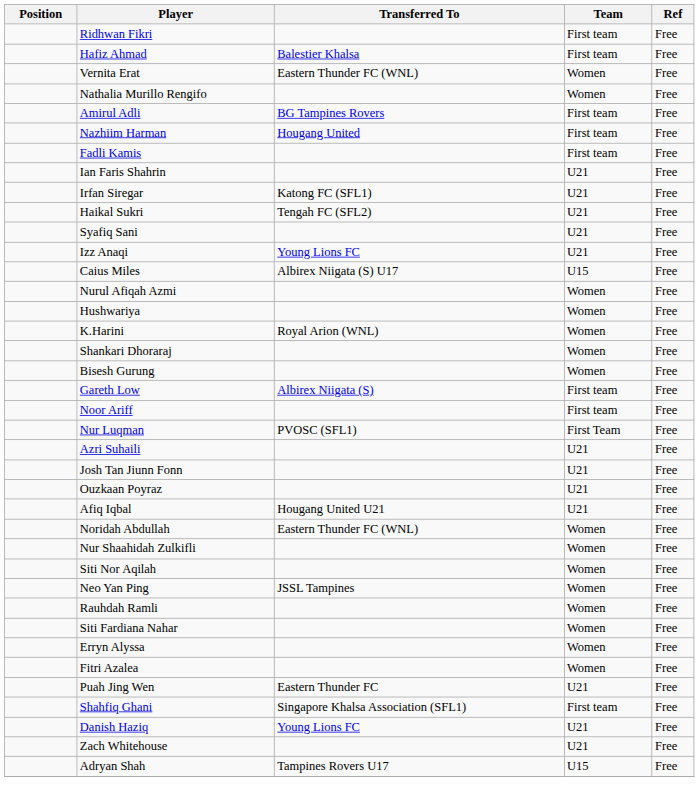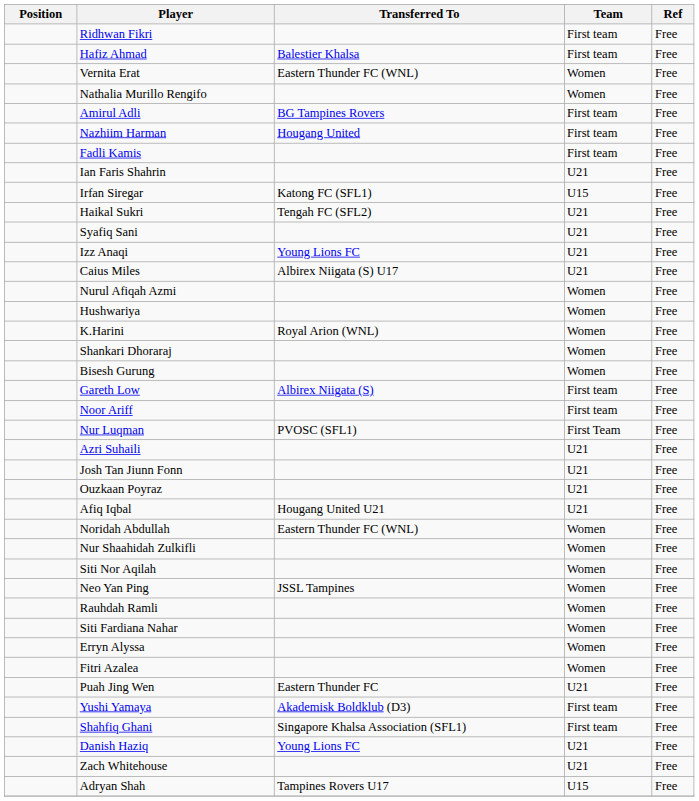(578, 192) U21 -> (578, 192) U15
(578, 271) U15 -> (578, 271) U21
+ row: (116, 707)
